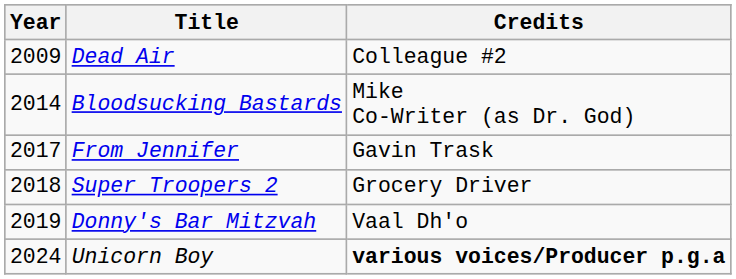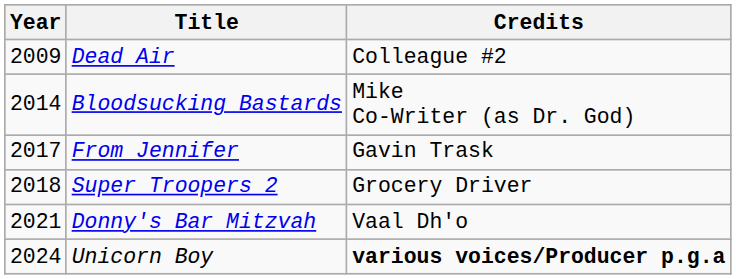(36, 222) 2019 -> (36, 222) 2021
